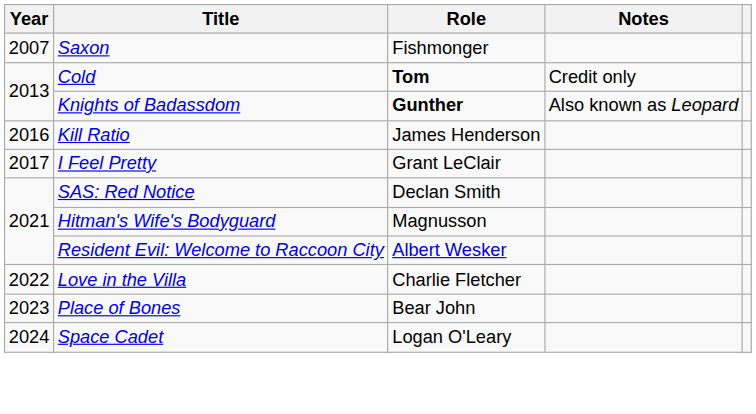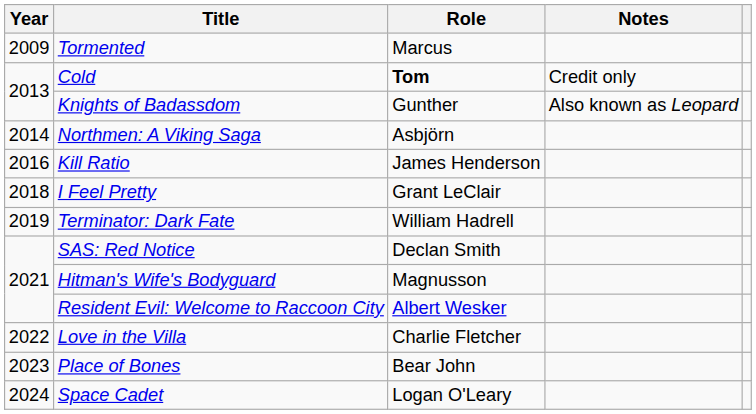- row: (84, 47)
+ row: (101, 47)
(428, 105) bold -> (425, 105) normal
+ row: (159, 134)
(29, 163) 2017 -> (29, 192) 2018
+ row: (146, 221)
